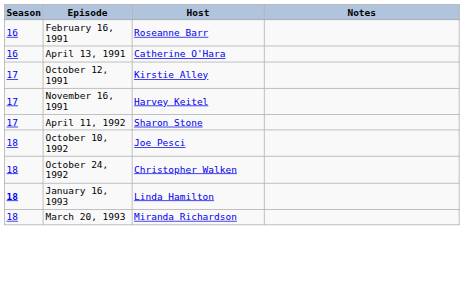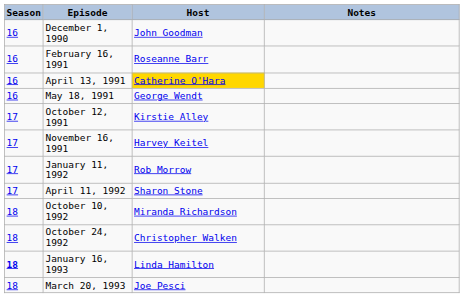+ row: (77, 33)
(180, 54) no background -> (180, 80) gold background
+ row: (80, 96)
+ row: (77, 170)
(160, 143) Joe Pesci -> (185, 212) Miranda Richardson
(185, 217) Miranda Richardson -> (160, 285) Joe Pesci
